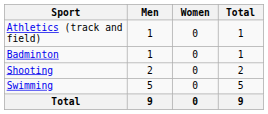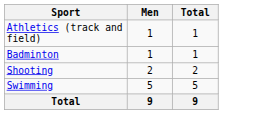- column: (195, 12)
